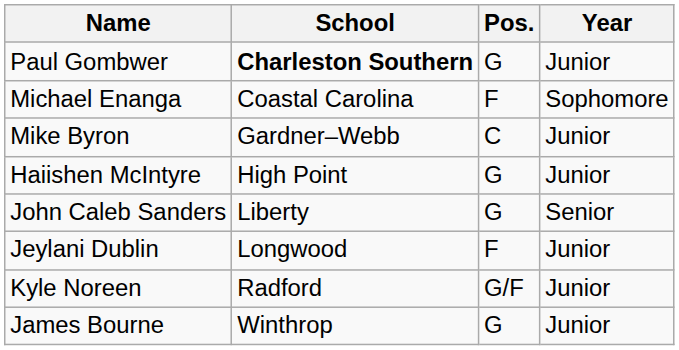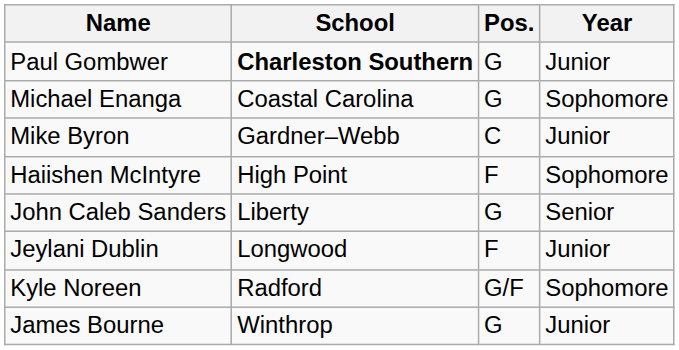(491, 99) F -> (493, 99) G
(493, 174) G -> (491, 174) F
(578, 174) Junior -> (607, 174) Sophomore
(578, 288) Junior -> (607, 288) Sophomore
